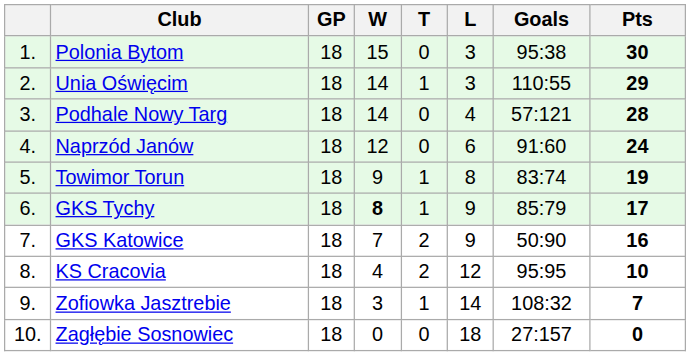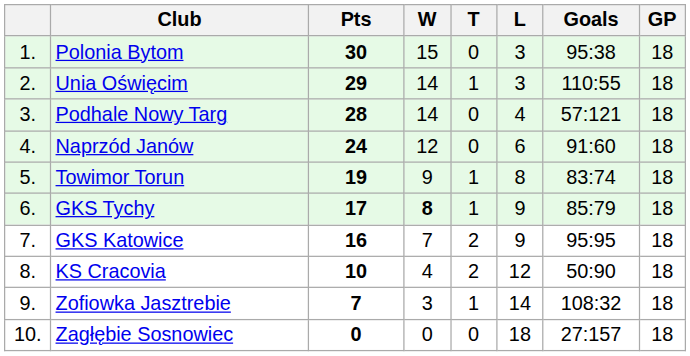columns swapped: (331, 20) <-> (637, 20)
(541, 240) 50:90 -> (591, 240) 95:95
(541, 271) 95:95 -> (591, 271) 50:90
